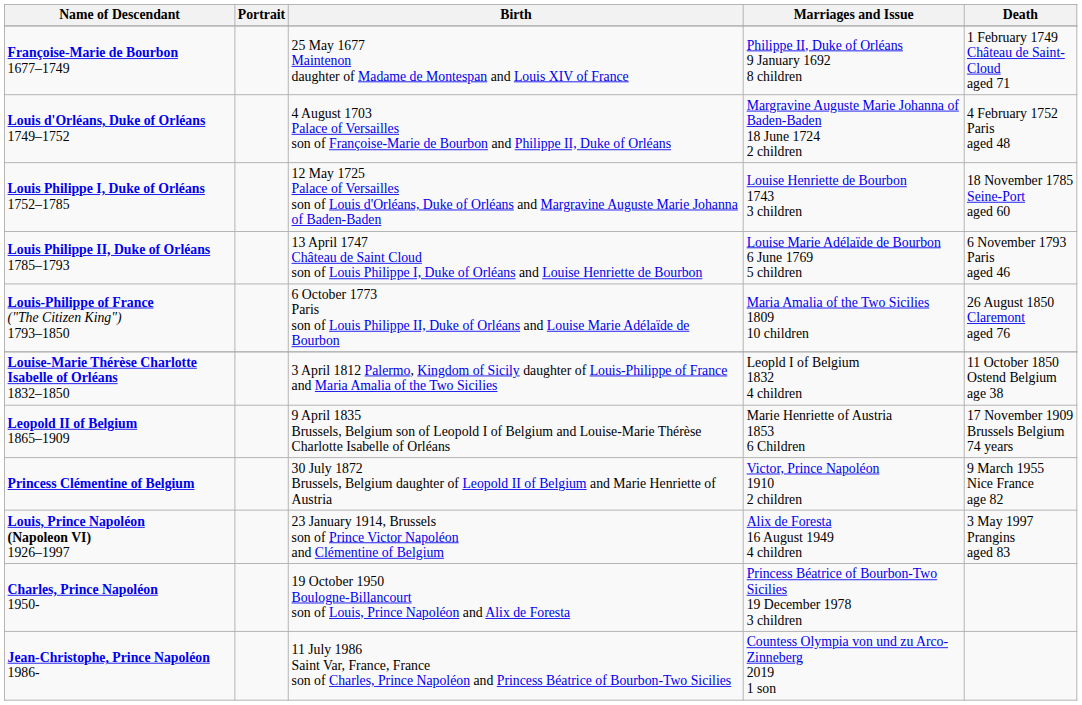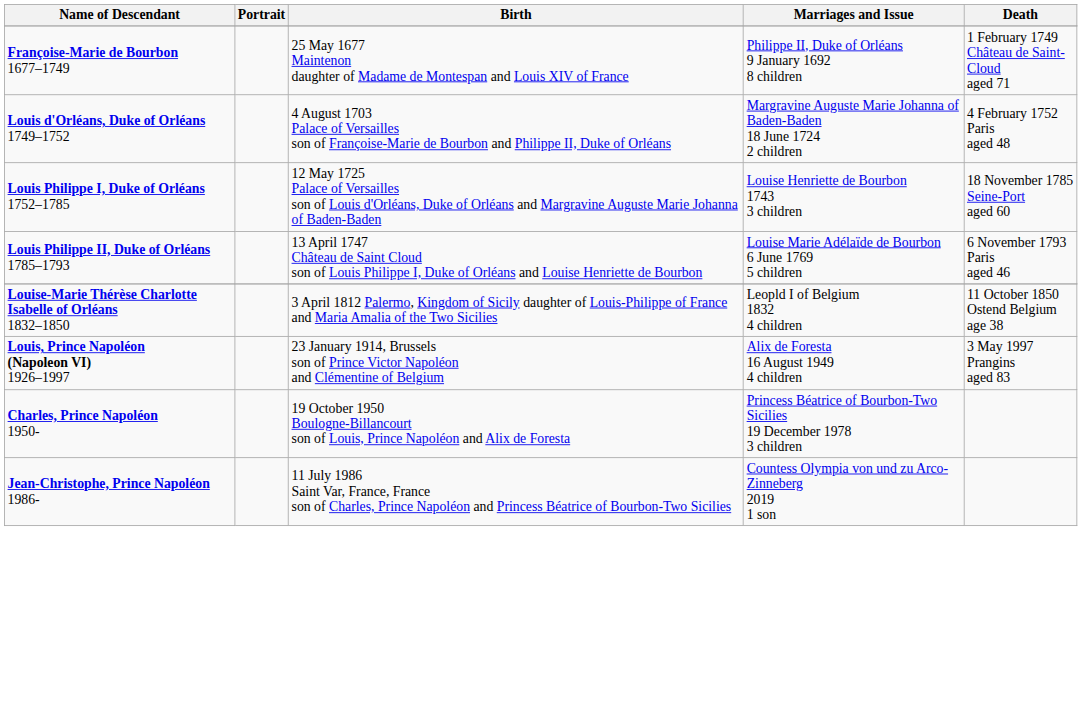- row: (81, 318)
- row: (72, 431)
- row: (101, 484)
